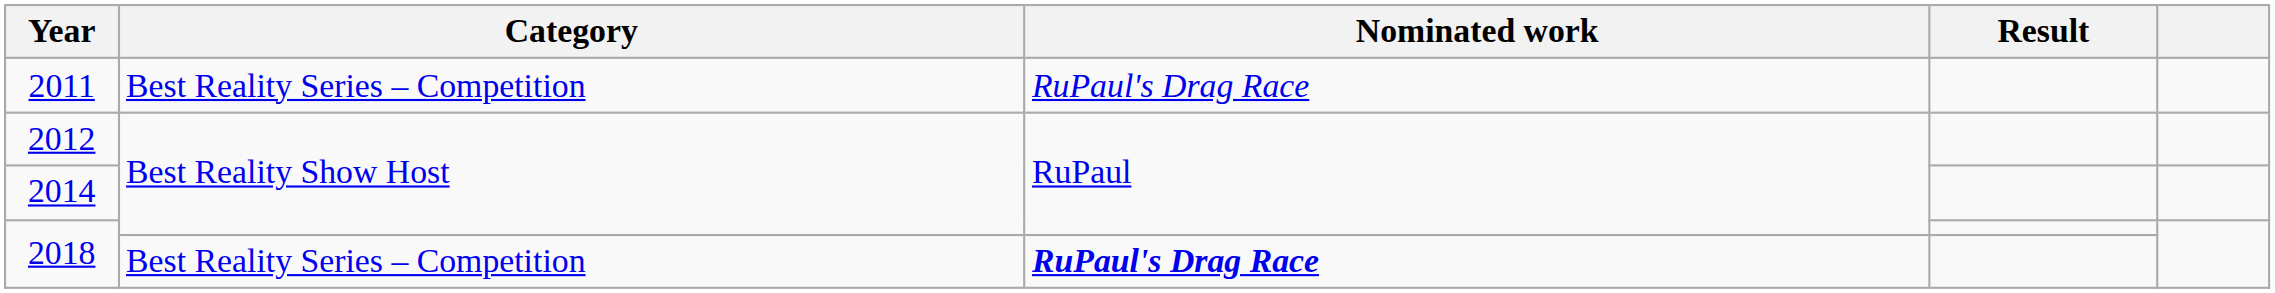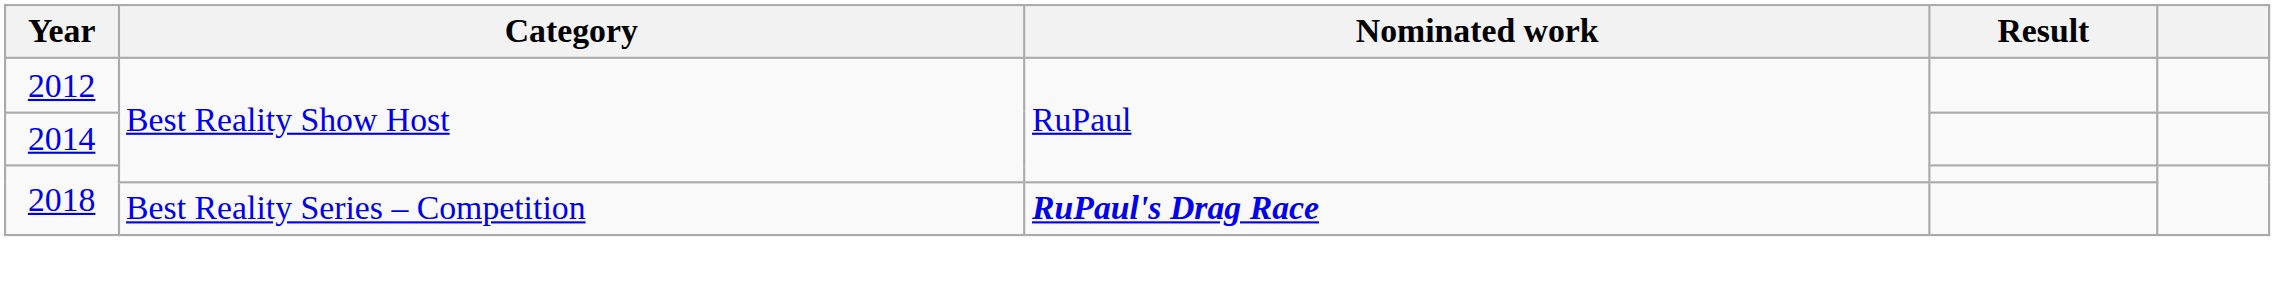- row: (62, 84)
